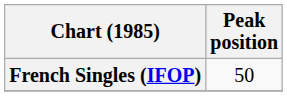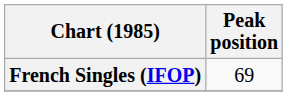(244, 74) 50 -> (244, 74) 69
